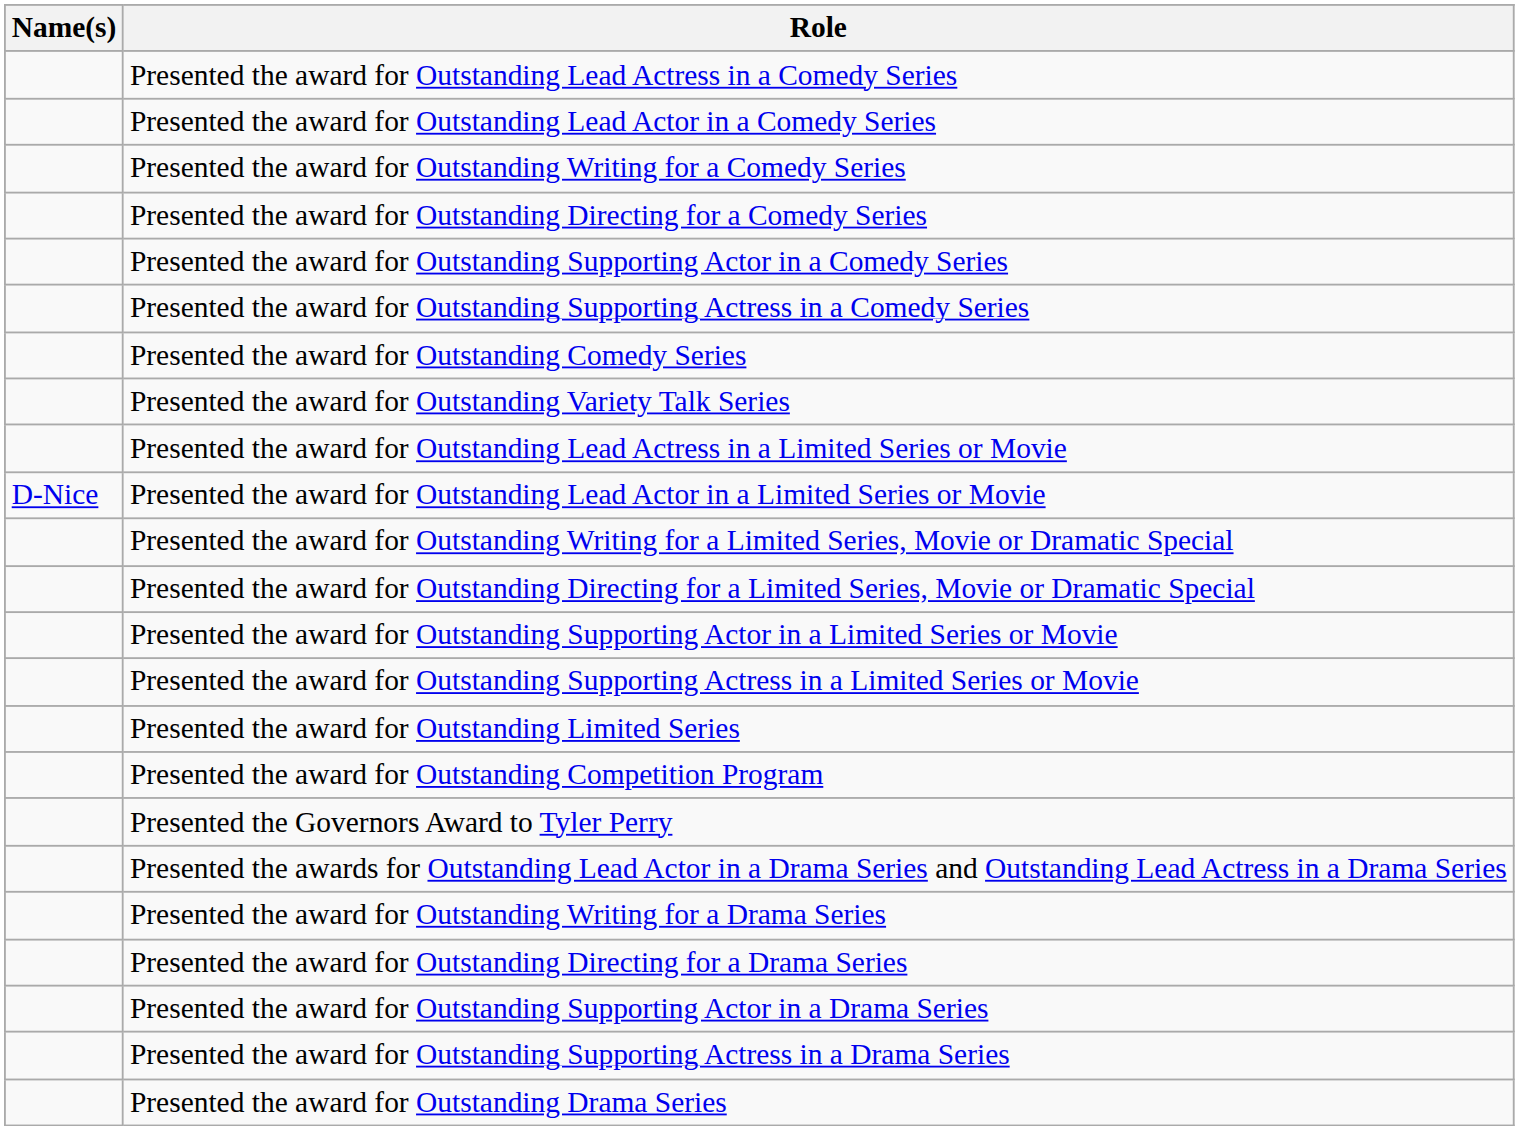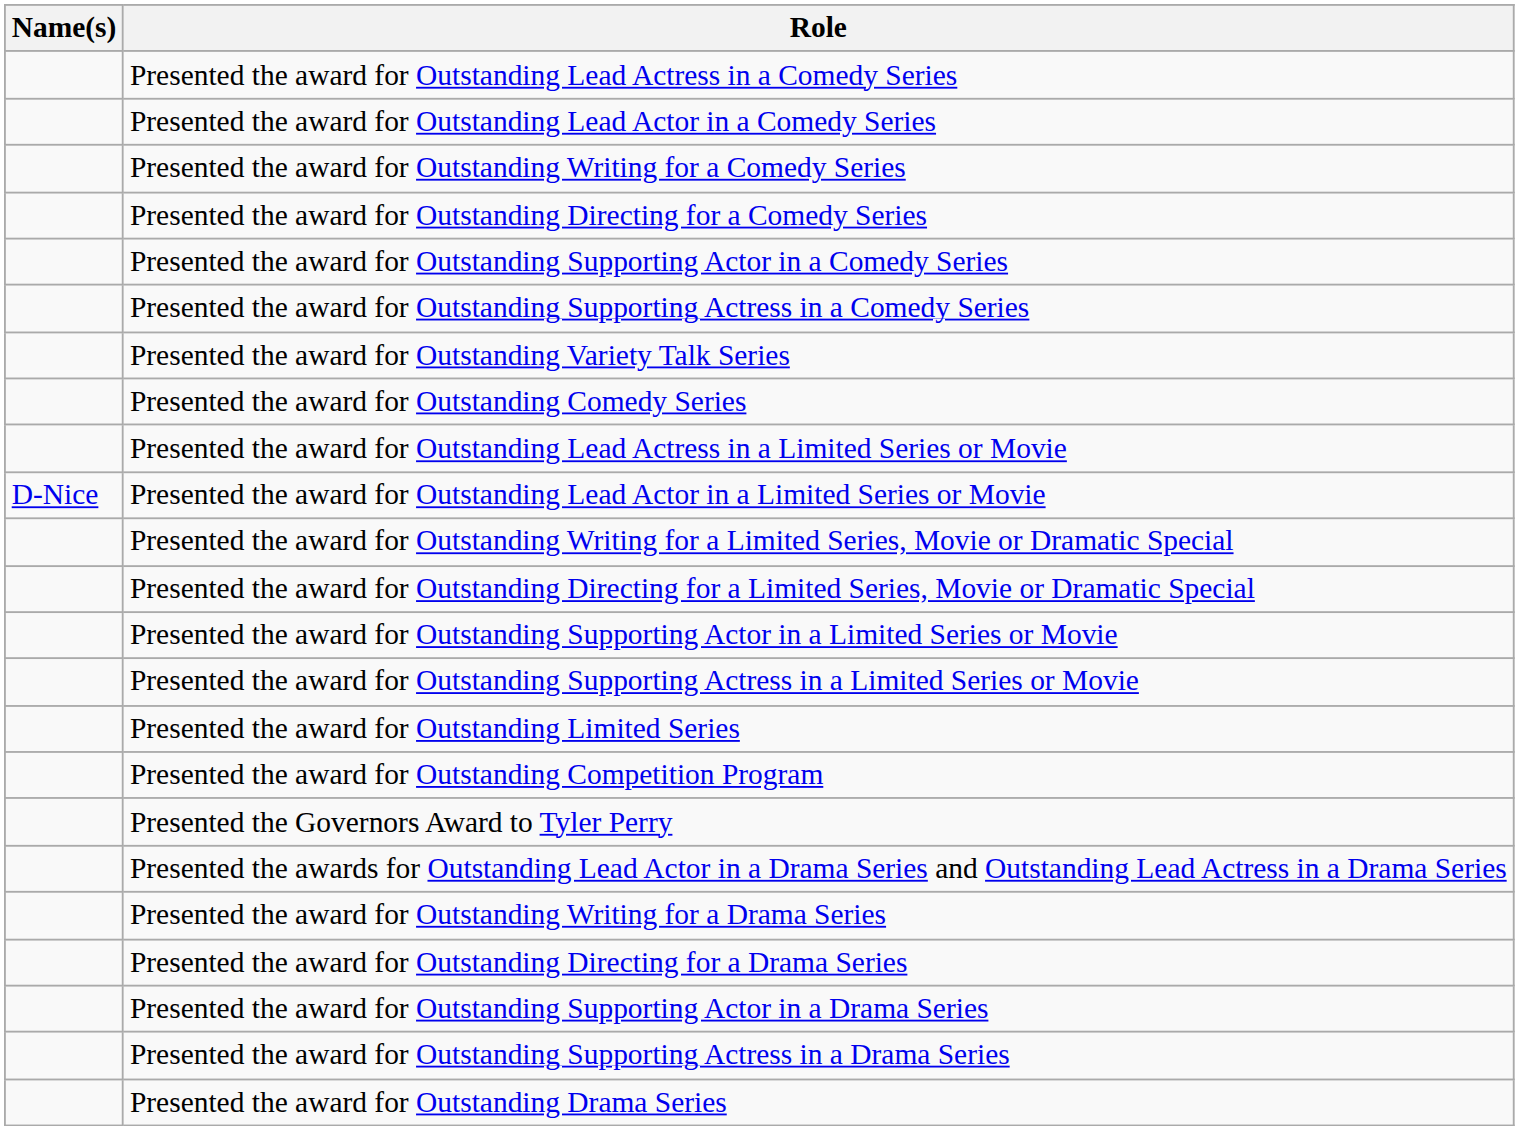rows swapped: (438, 354) <-> (460, 401)
